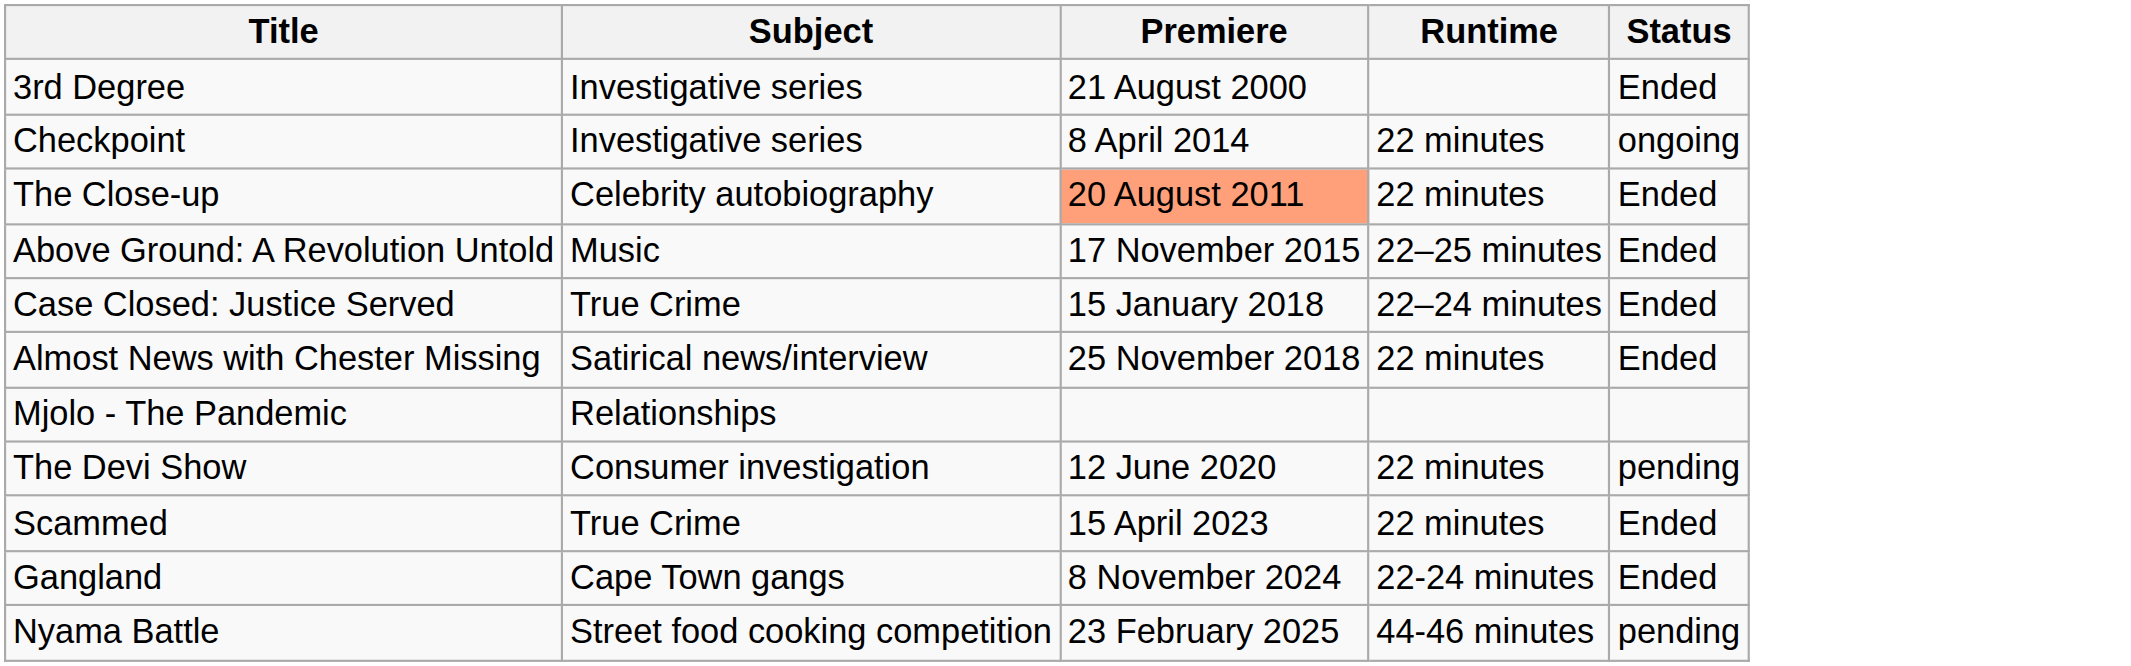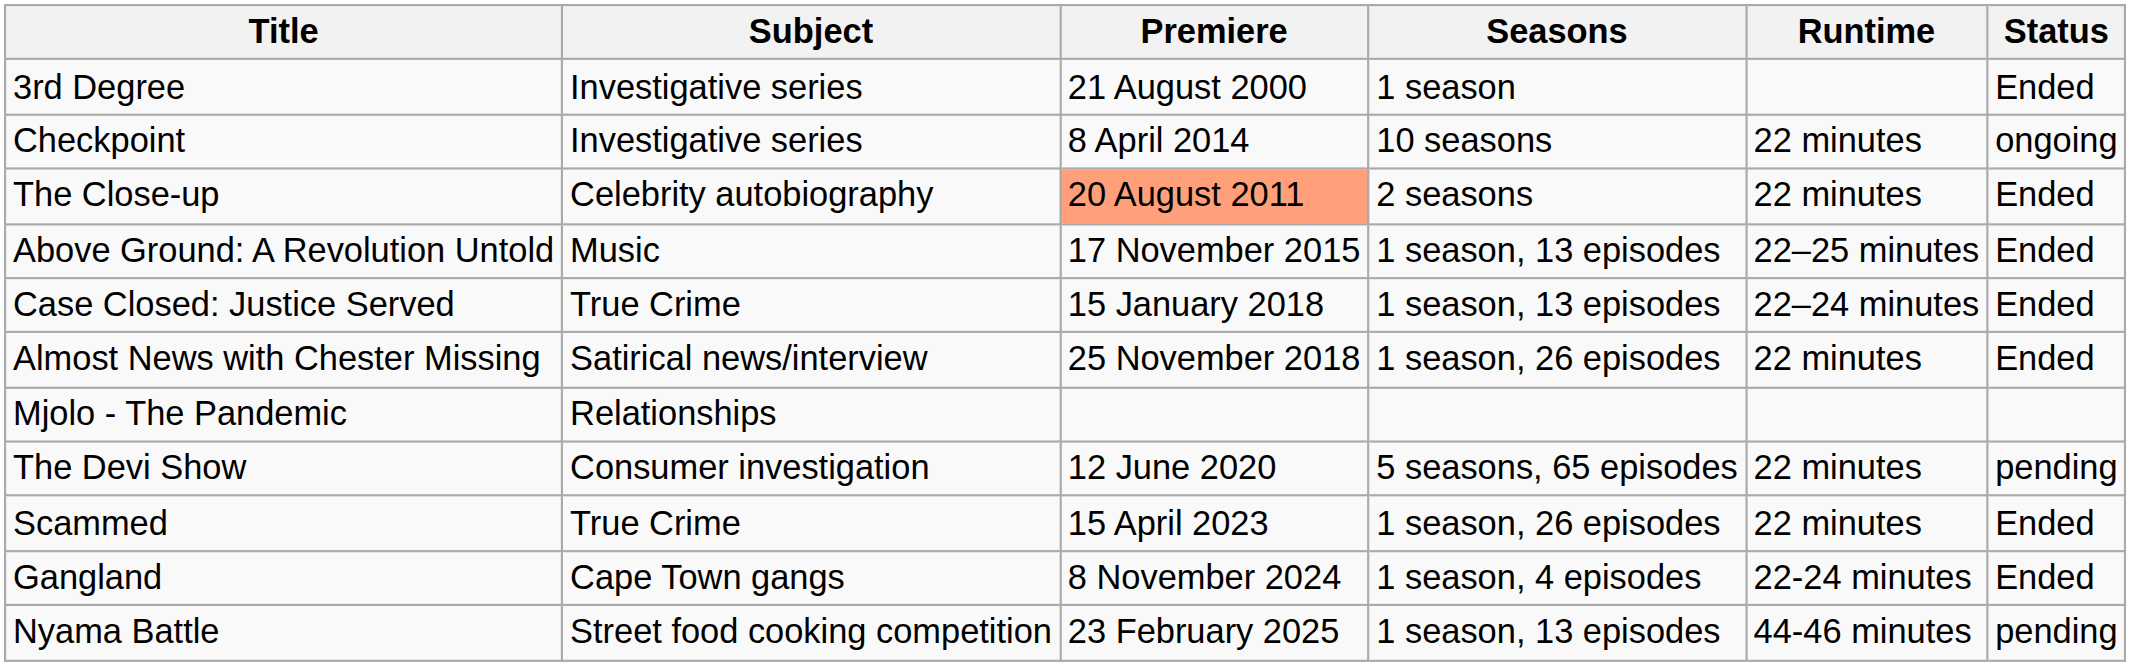+ column: (1557, 31)
